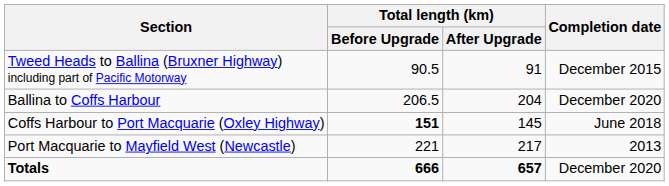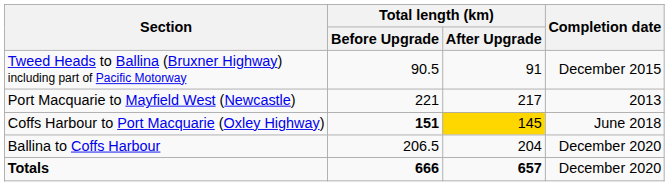rows swapped: (84, 100) <-> (152, 146)
(530, 123) no background -> (530, 123) gold background
